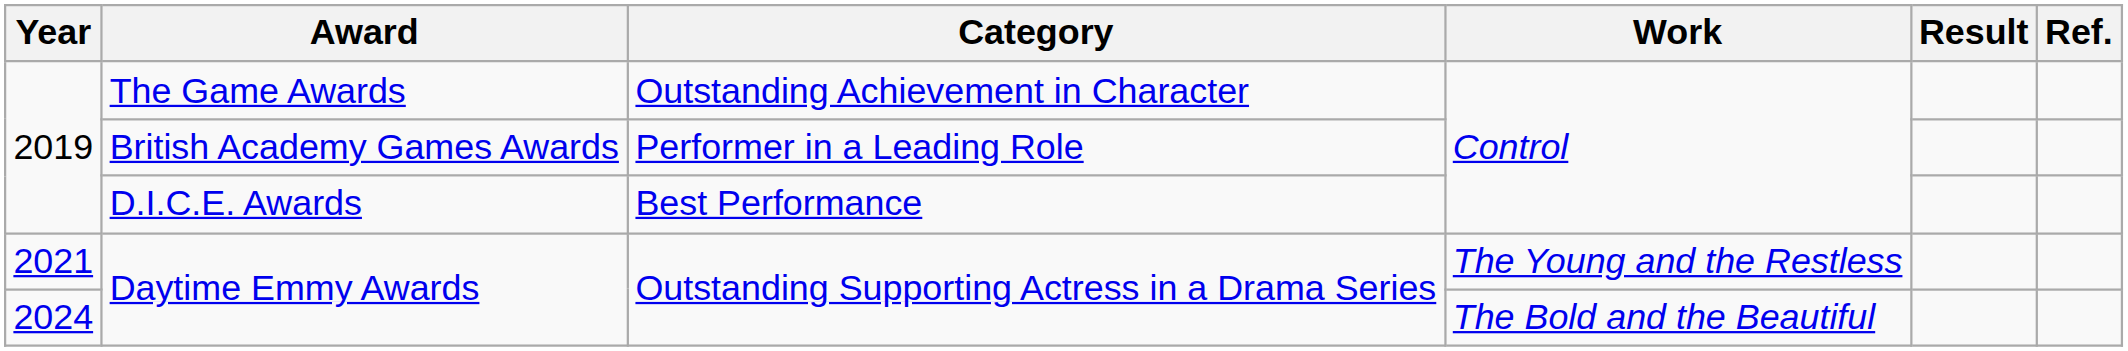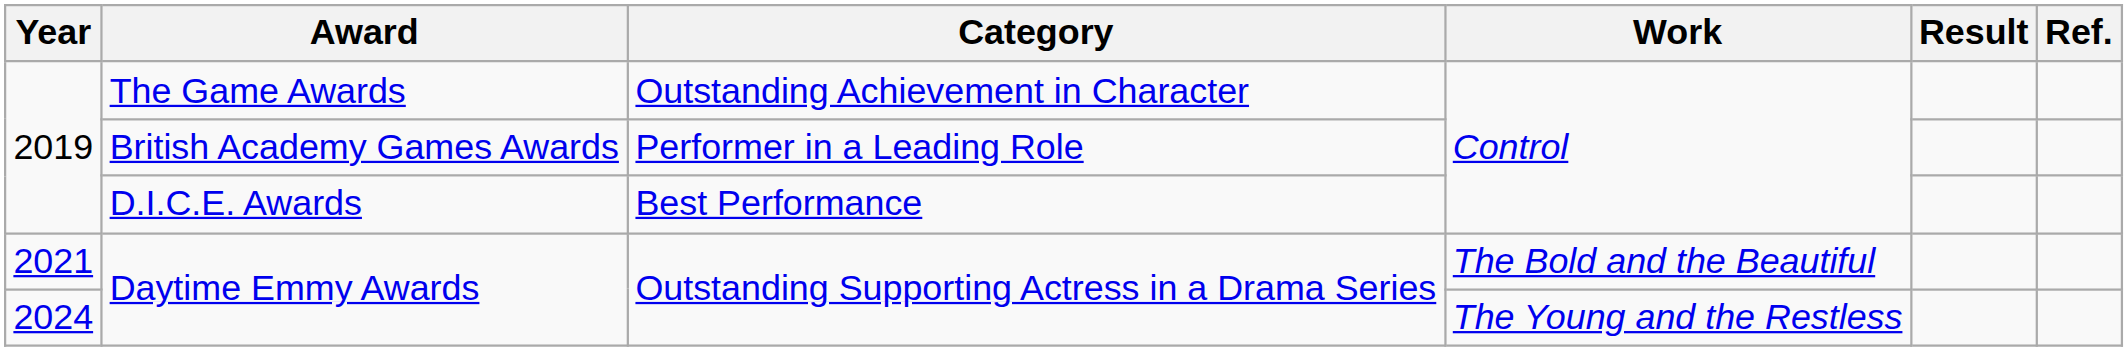(1678, 260) The Young and the Restless -> (1664, 260) The Bold and the Beautiful
(1664, 317) The Bold and the Beautiful -> (1678, 317) The Young and the Restless
